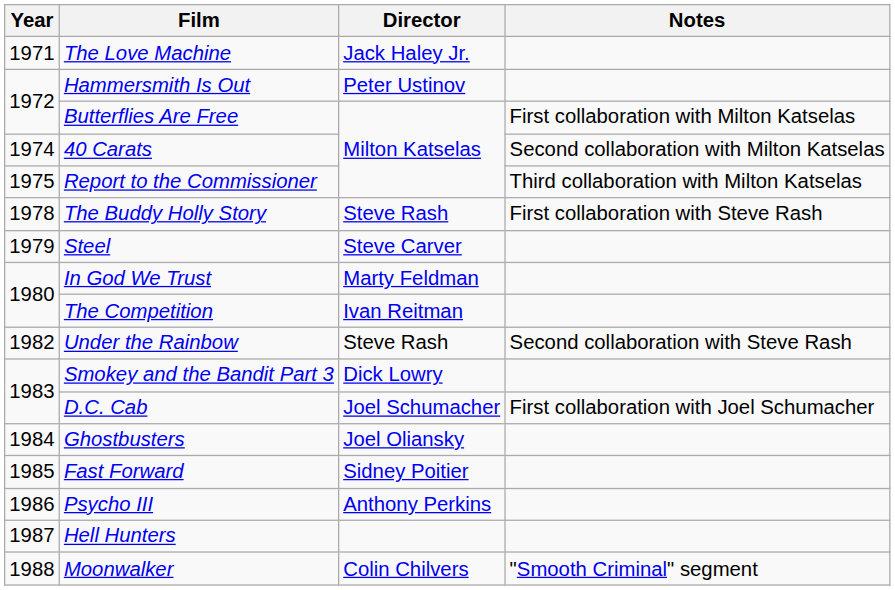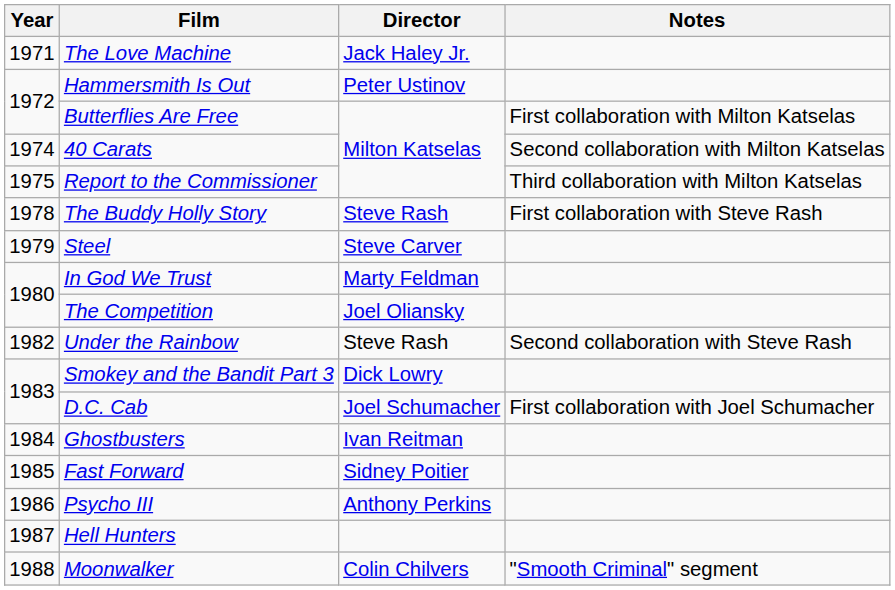(403, 310) Ivan Reitman -> (404, 310) Joel Oliansky
(404, 439) Joel Oliansky -> (403, 439) Ivan Reitman
